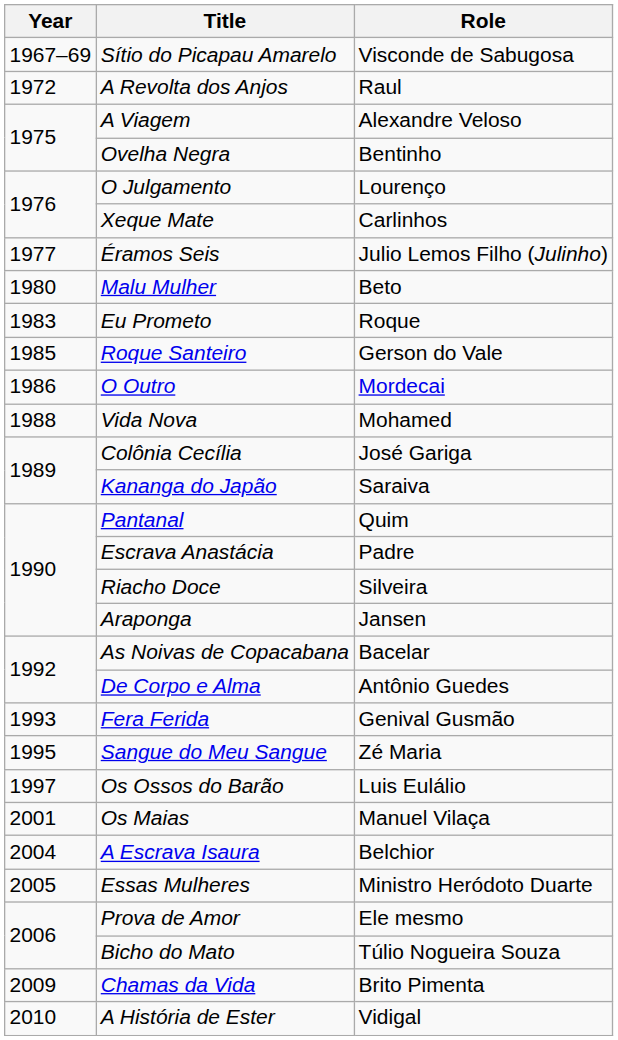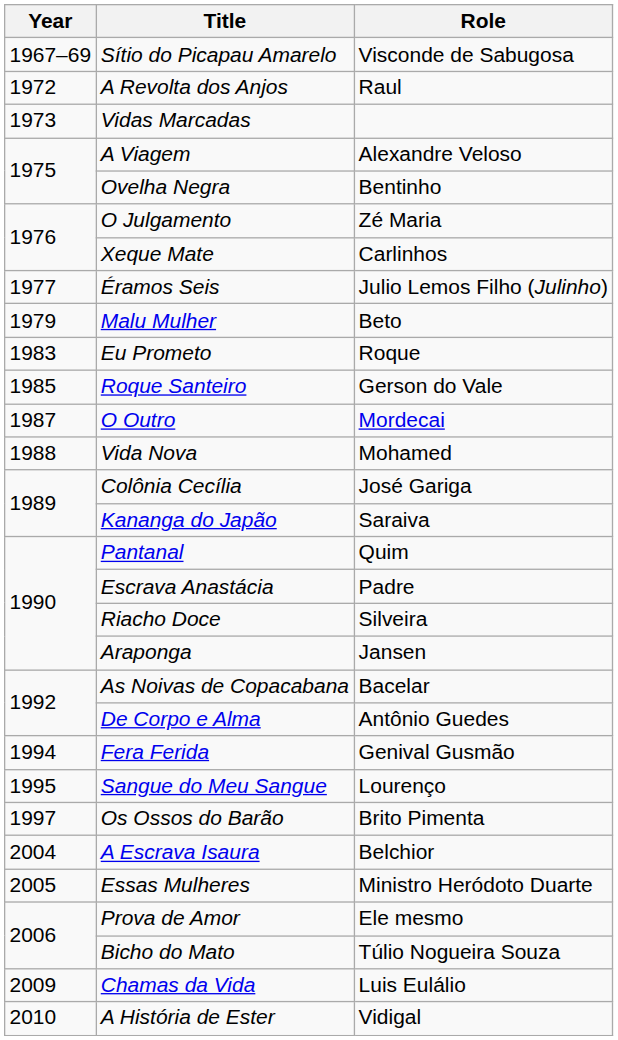+ row: (176, 120)
(402, 187) Lourenço -> (400, 220) Zé Maria
(33, 287) 1980 -> (33, 320) 1979
(33, 386) 1986 -> (33, 420) 1987
(33, 719) 1993 -> (33, 752) 1994
(400, 752) Zé Maria -> (402, 785) Lourenço
(412, 785) Luis Eulálio -> (422, 818) Brito Pimenta
- row: (145, 818)
(422, 985) Brito Pimenta -> (412, 985) Luis Eulálio
